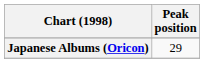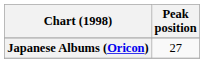(176, 48) 29 -> (176, 48) 27
